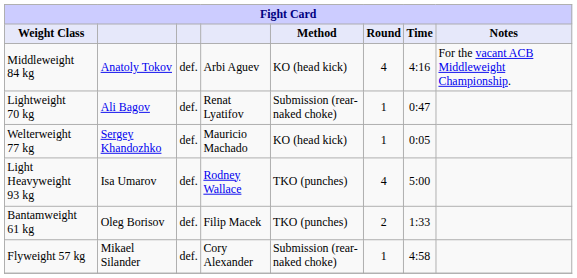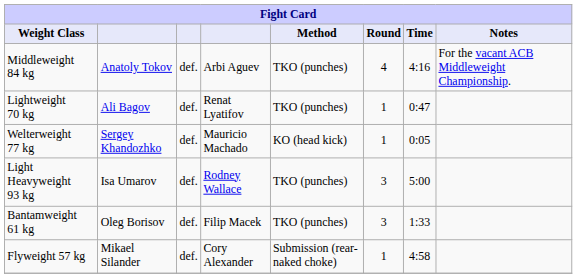(310, 67) KO (head kick) -> (310, 67) TKO (punches)
(315, 107) Submission (rear-naked choke) -> (310, 107) TKO (punches)
(384, 181) 4 -> (384, 181) 3
(384, 222) 2 -> (384, 222) 3
